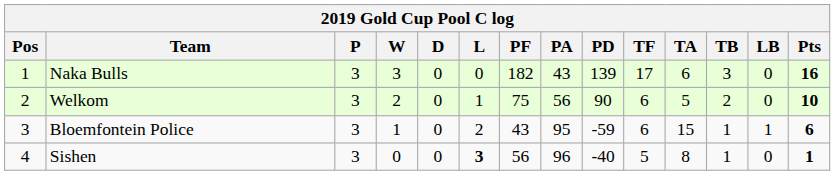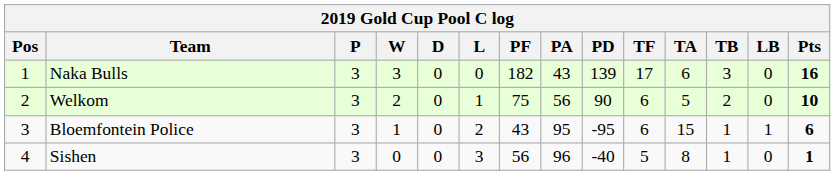(603, 128) -59 -> (603, 128) -95
(479, 156) bold -> (479, 156) normal
